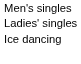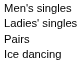+ row: (17, 39)
